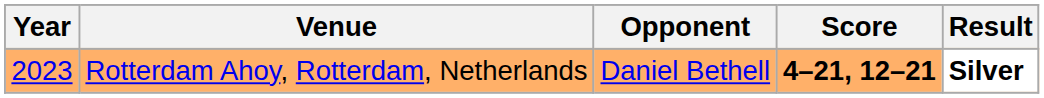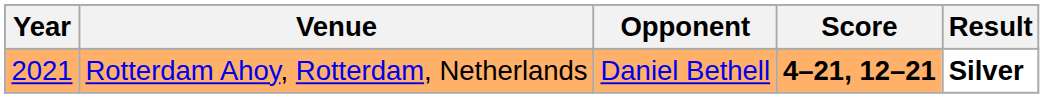(42, 71) 2023 -> (42, 71) 2021
